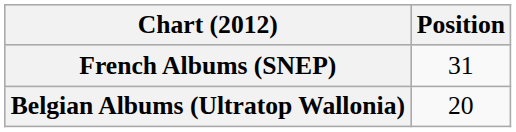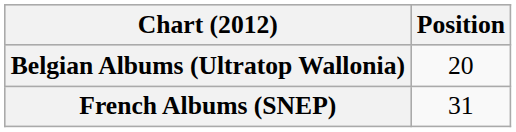rows swapped: (208, 106) <-> (208, 65)
